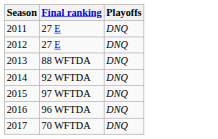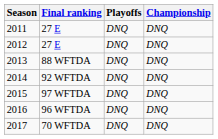+ column: (178, 12)
